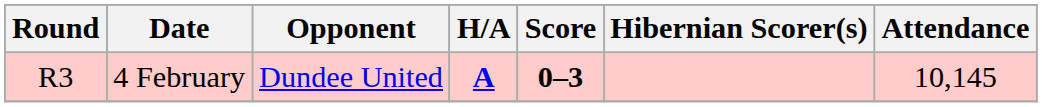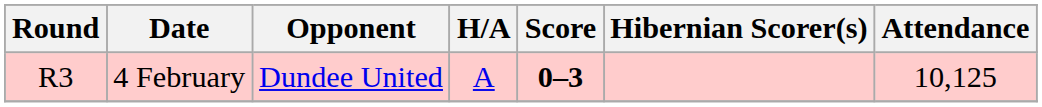(484, 76) bold -> (484, 76) normal
(955, 76) 10,145 -> (955, 76) 10,125
